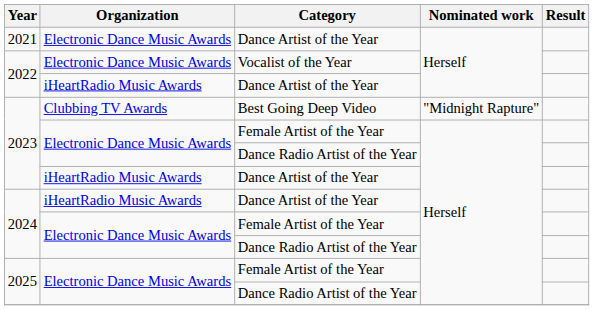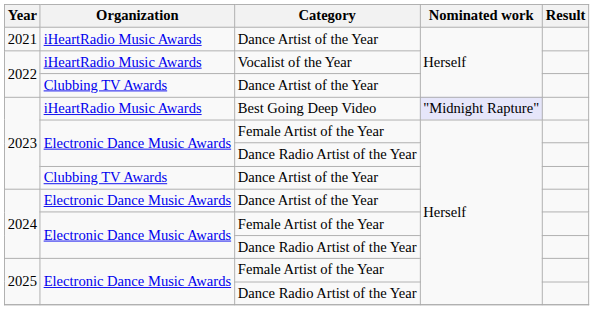(137, 39) Electronic Dance Music Awards -> (123, 39) iHeartRadio Music Awards
(137, 62) Electronic Dance Music Awards -> (123, 62) iHeartRadio Music Awards
(123, 85) iHeartRadio Music Awards -> (105, 85) Clubbing TV Awards
(105, 108) Clubbing TV Awards -> (123, 108) iHeartRadio Music Awards
(481, 108) no background -> (481, 108) lavender background
(123, 177) iHeartRadio Music Awards -> (105, 177) Clubbing TV Awards
(123, 200) iHeartRadio Music Awards -> (137, 200) Electronic Dance Music Awards
